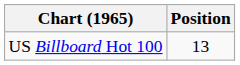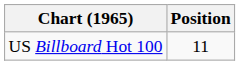(201, 45) 13 -> (201, 45) 11
